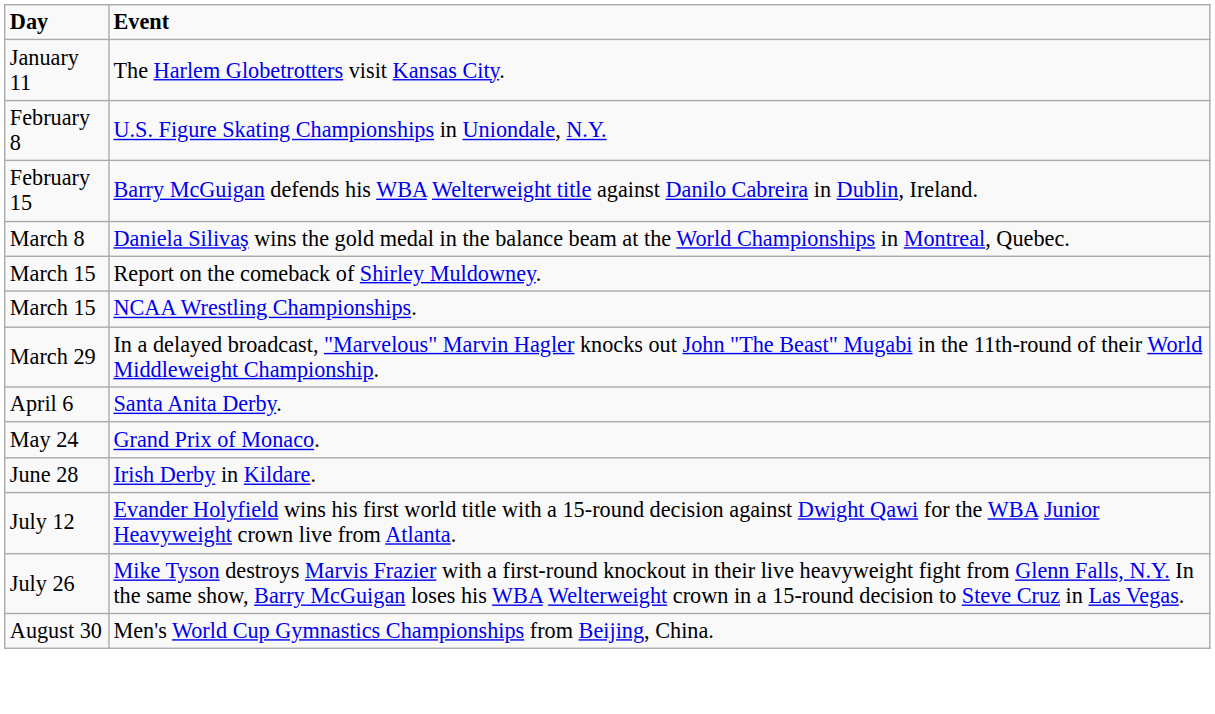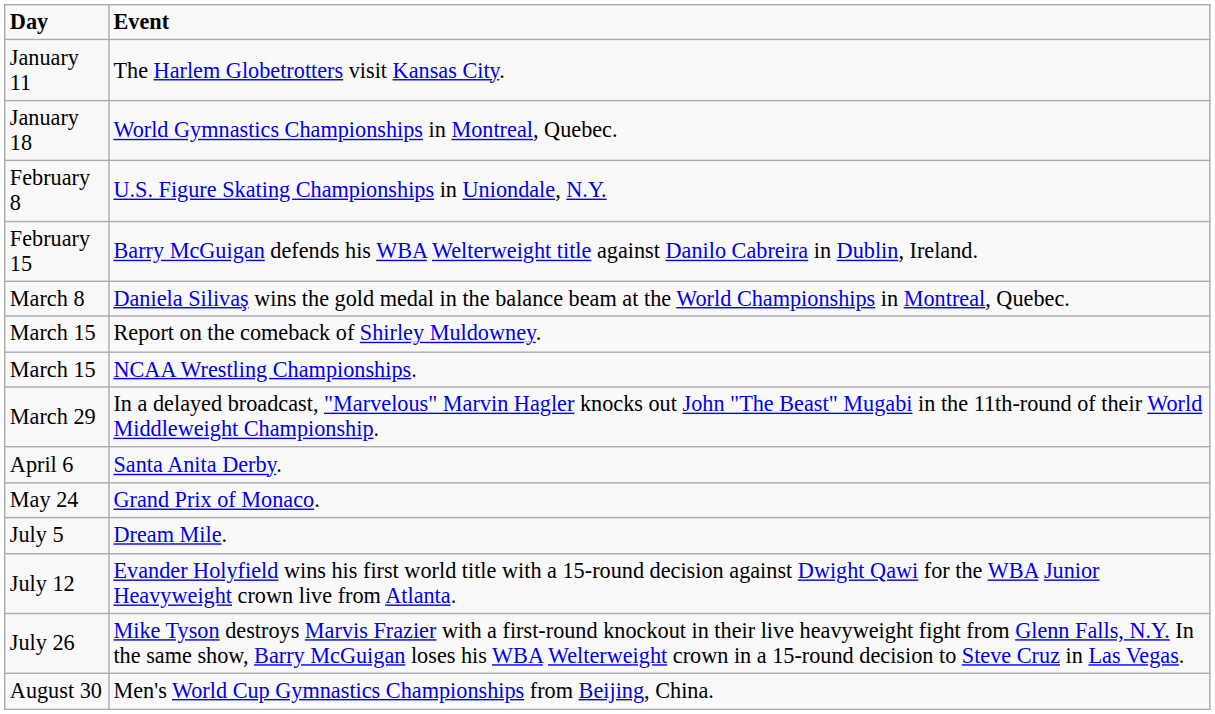+ row: (365, 130)
- row: (215, 474)
+ row: (170, 535)
